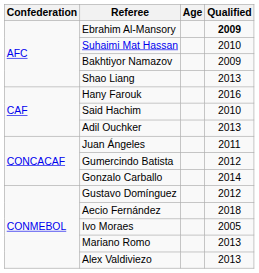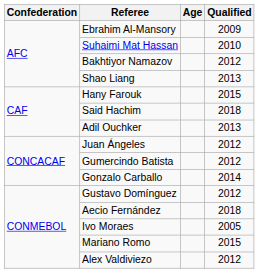(229, 29) bold -> (229, 29) normal
(229, 62) 2009 -> (229, 62) 2012
(229, 95) 2016 -> (229, 95) 2015
(229, 111) 2010 -> (229, 111) 2018
(229, 144) 2011 -> (229, 144) 2012
(229, 243) 2013 -> (229, 243) 2015
(229, 260) 2013 -> (229, 260) 2012
